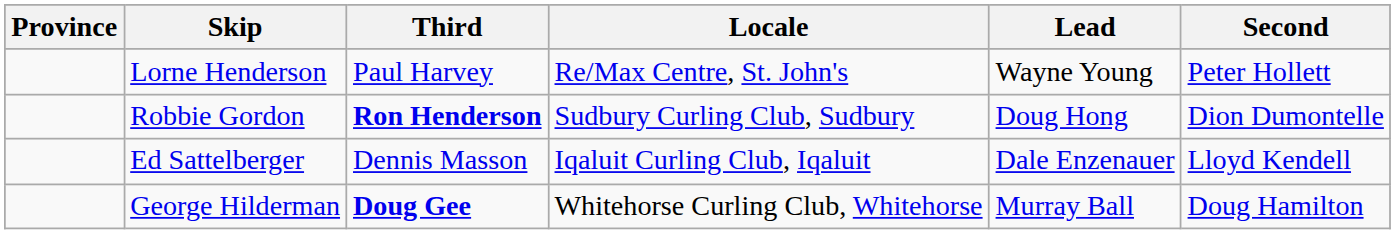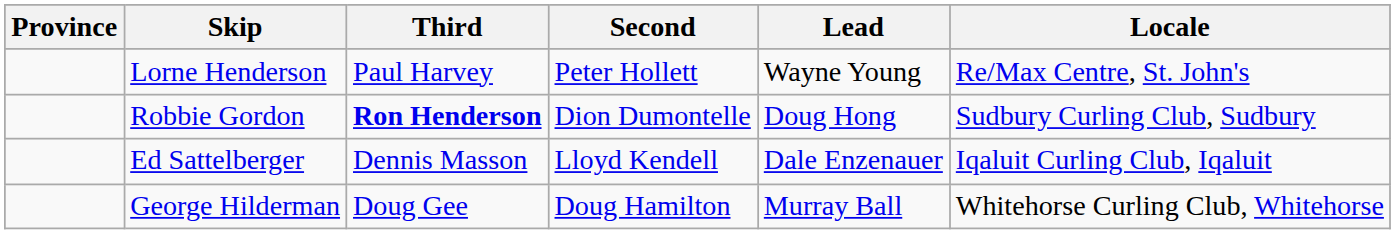columns swapped: (1286, 26) <-> (769, 26)
(412, 205) bold -> (410, 205) normal
